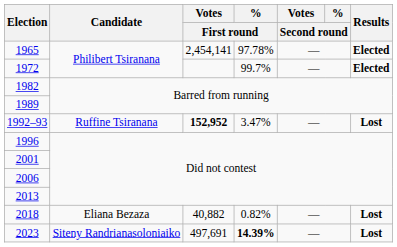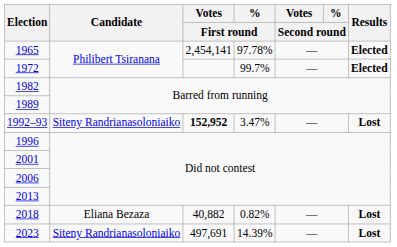(116, 123) Ruffine Tsiranana -> (116, 123) Siteny Randrianasoloniaiko
(256, 232) bold -> (255, 232) normal
